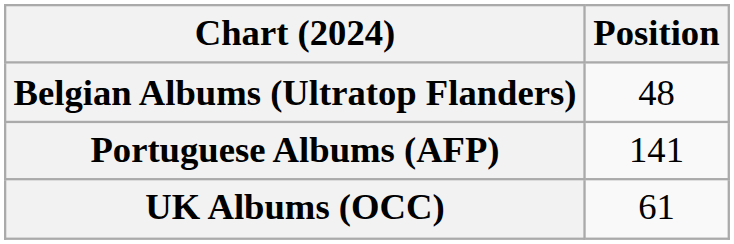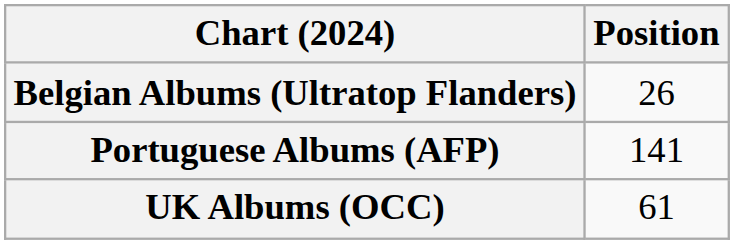(656, 91) 48 -> (656, 91) 26
